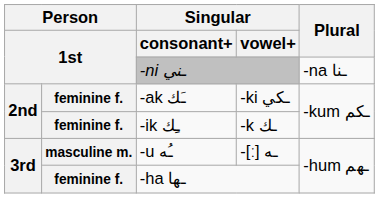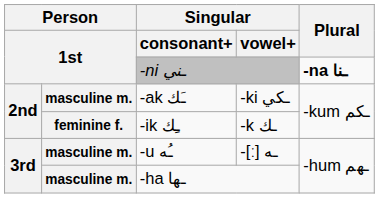(325, 70) normal -> (326, 70) bold
(89, 98) feminine f. -> (89, 98) masculine m.
(89, 180) feminine f. -> (89, 180) masculine m.
